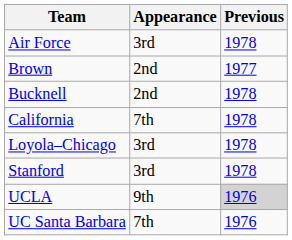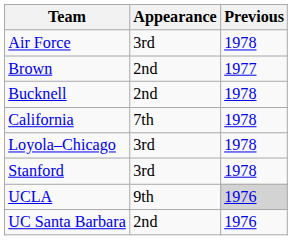(144, 222) 7th -> (145, 222) 2nd
